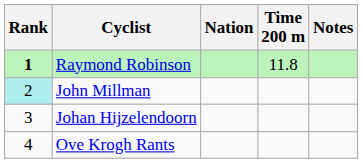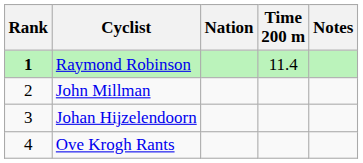(283, 63) 11.8 -> (283, 63) 11.4
(28, 90) paleturquoise background -> (28, 90) no background
